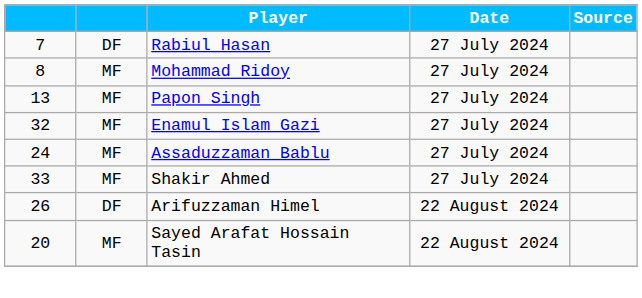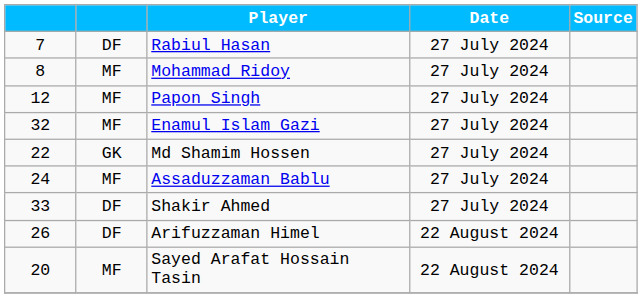(40, 99) 13 -> (40, 99) 12
+ row: (231, 153)
(112, 180) MF -> (112, 206) DF
